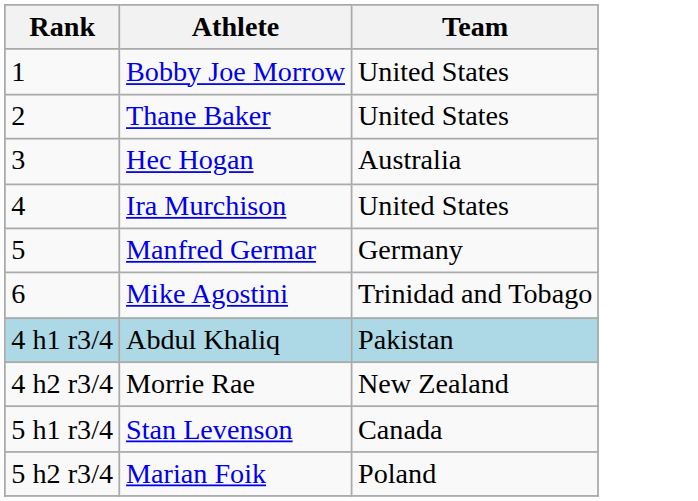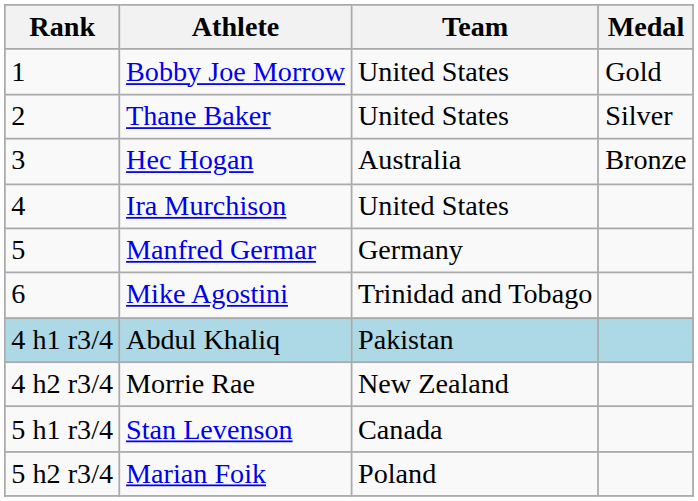+ column: (646, 26)
